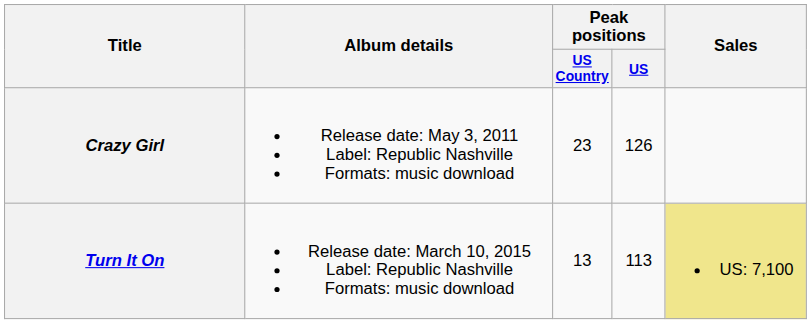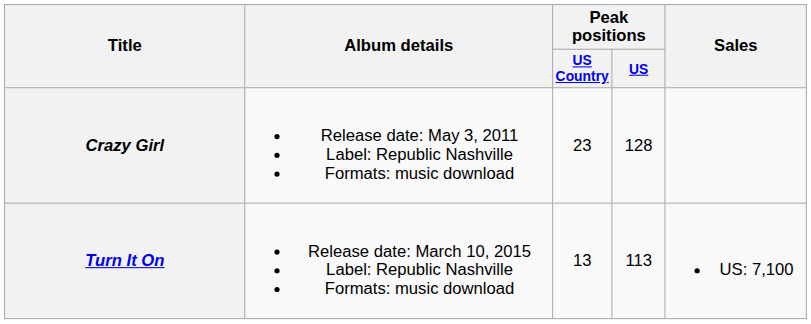(639, 145) 126 -> (639, 145) 128
(736, 270) khaki background -> (736, 270) no background
